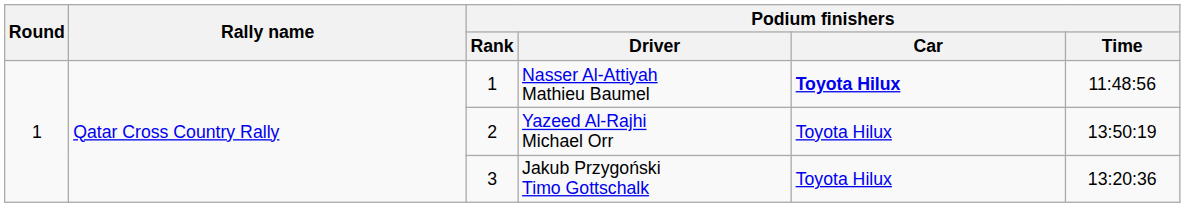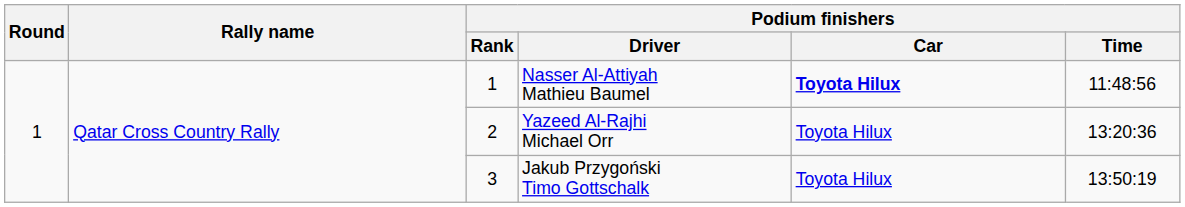(1122, 131) 13:50:19 -> (1122, 131) 13:20:36
(1122, 178) 13:20:36 -> (1122, 178) 13:50:19
